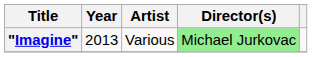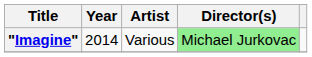(102, 39) 2013 -> (102, 39) 2014
